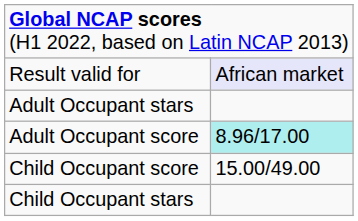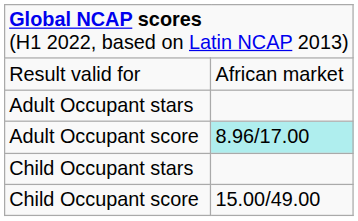(279, 74) lavender background -> (279, 74) no background
rows swapped: (101, 199) <-> (104, 168)
